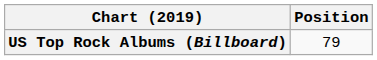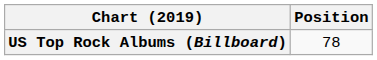(331, 42) 79 -> (331, 42) 78
